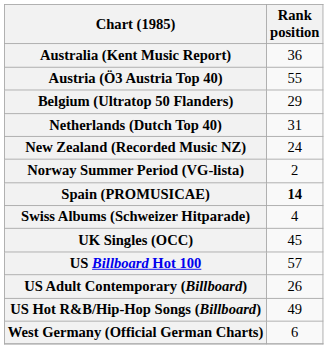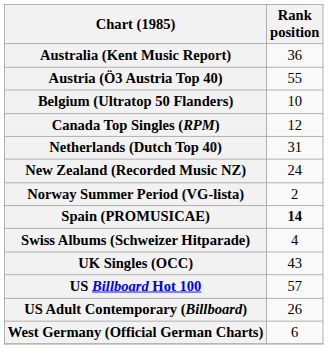(295, 101) 29 -> (295, 101) 10
+ row: (136, 124)
(295, 240) 45 -> (295, 263) 43
- row: (136, 309)
